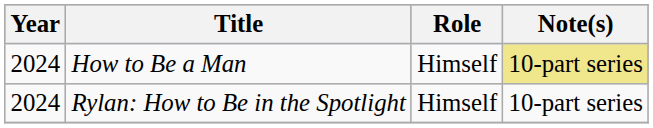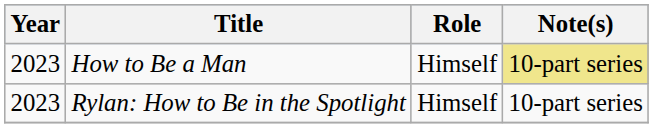(35, 63) 2024 -> (35, 63) 2023
(35, 102) 2024 -> (35, 102) 2023
